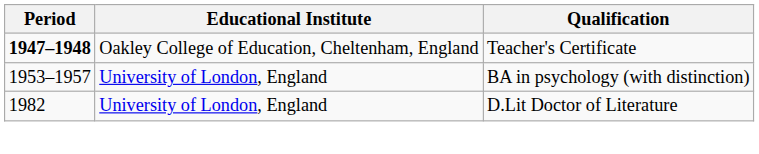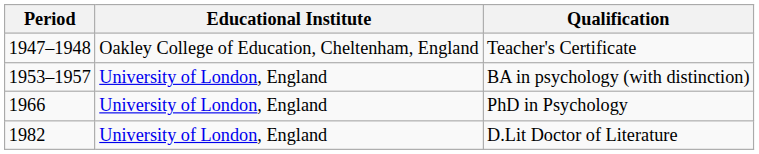(50, 47) bold -> (50, 47) normal
+ row: (557, 105)
